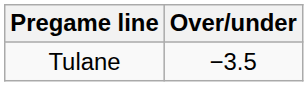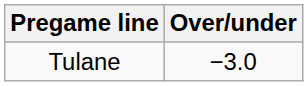(233, 61) −3.5 -> (233, 61) −3.0
